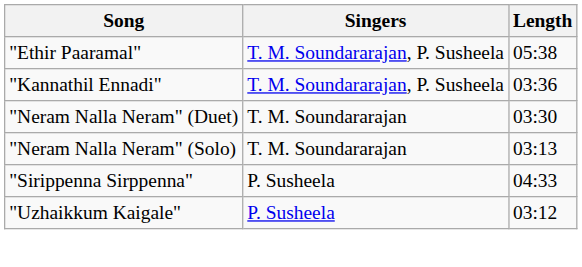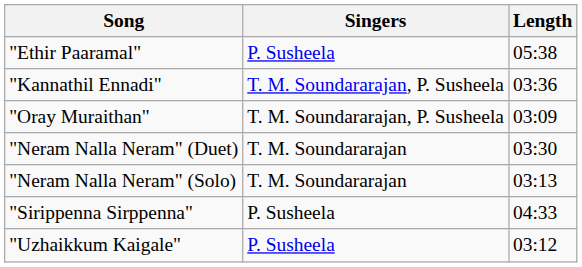(376, 52) T. M. Soundararajan, P. Susheela -> (291, 52) P. Susheela
+ row: (79, 116)
